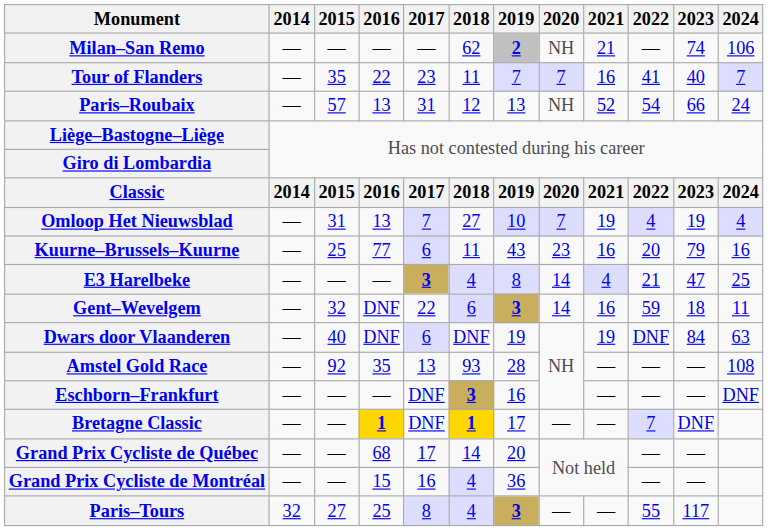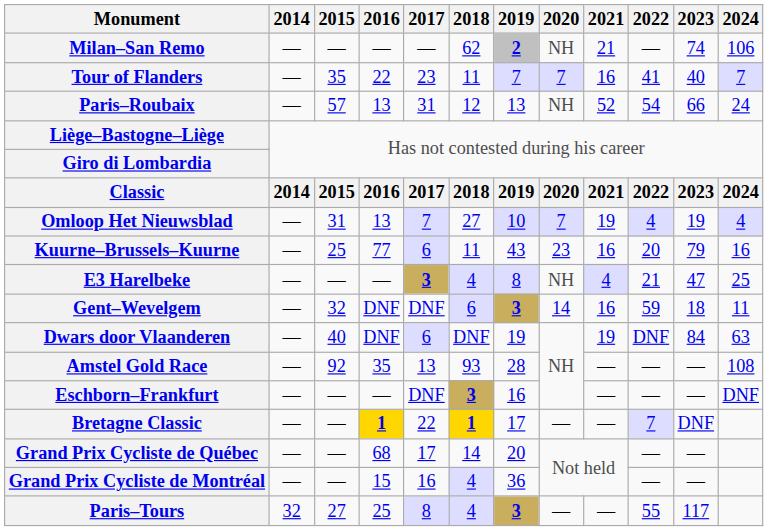(561, 279) 14 -> (561, 279) NH
(426, 308) 22 -> (426, 308) DNF
(426, 423) DNF -> (426, 423) 22
